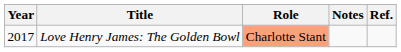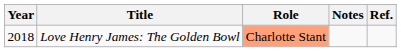(21, 36) 2017 -> (21, 36) 2018
